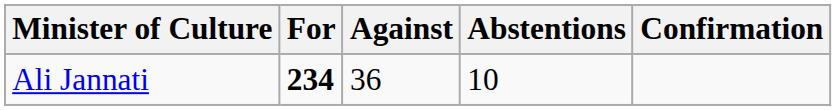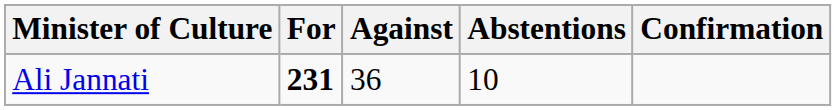(310, 79) 234 -> (310, 79) 231
